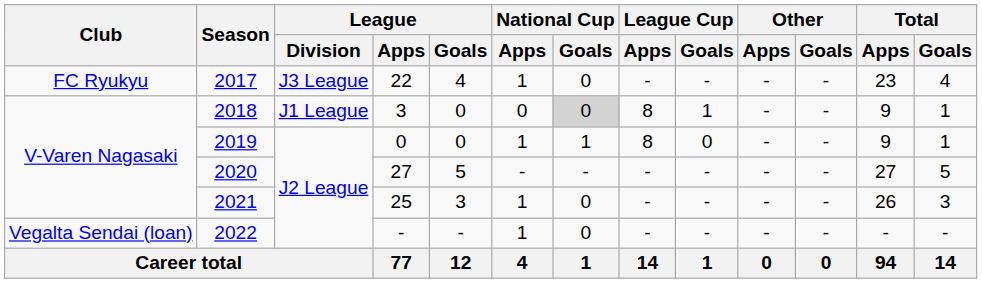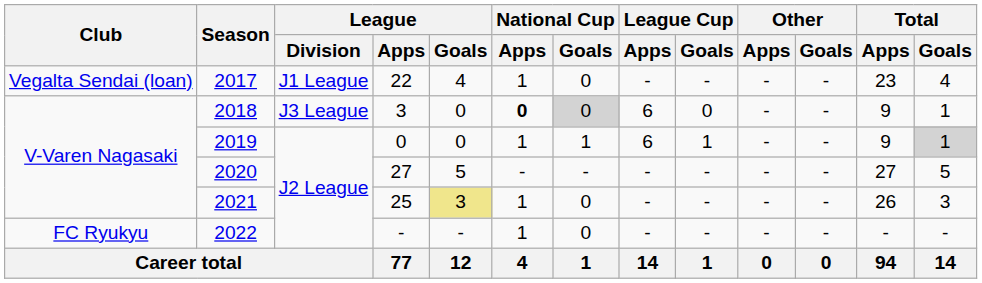(101, 80) FC Ryukyu -> (101, 80) Vegalta Sendai (loan)
(323, 80) J3 League -> (323, 80) J1 League
(323, 111) J1 League -> (323, 111) J3 League
(522, 111) normal -> (522, 111) bold
(647, 111) 8 -> (647, 111) 6
(707, 111) 1 -> (707, 111) 0
(647, 141) 8 -> (647, 141) 6
(707, 141) 0 -> (707, 141) 1
(945, 141) no background -> (945, 141) lightgrey background
(461, 202) no background -> (461, 202) khaki background
(101, 232) Vegalta Sendai (loan) -> (101, 232) FC Ryukyu
